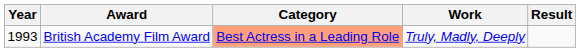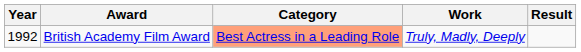(22, 36) 1993 -> (22, 36) 1992
